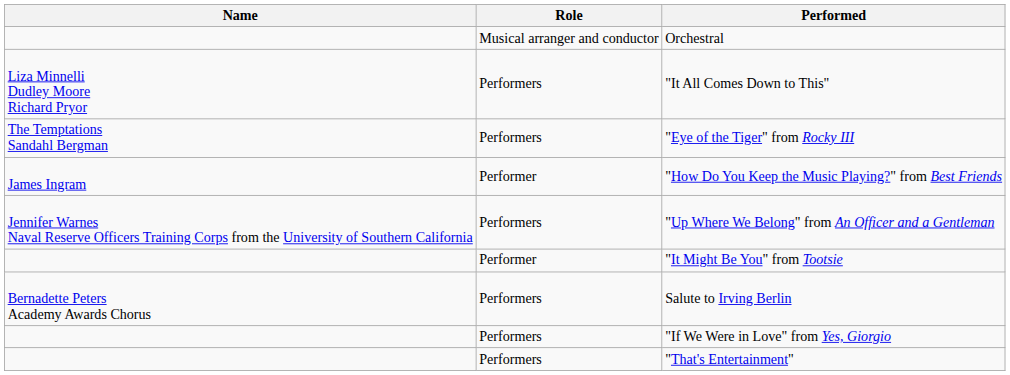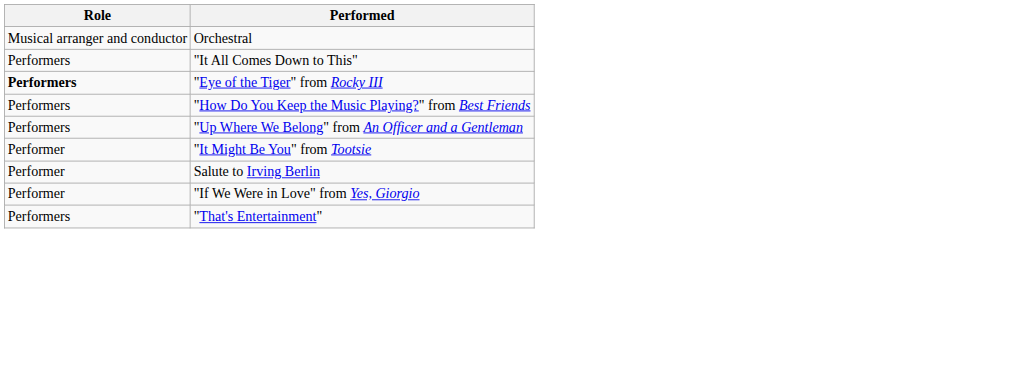- column: (240, 15)
(511, 138) normal -> (42, 82) bold
(508, 176) Performer -> (39, 104) Performers
(511, 298) Performers -> (36, 171) Performer
(511, 336) Performers -> (36, 194) Performer
